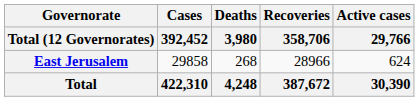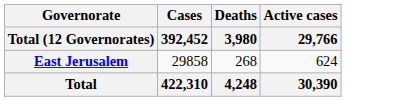- column: (306, 38)
